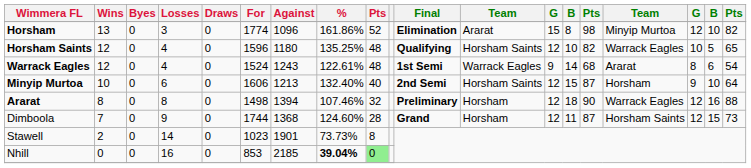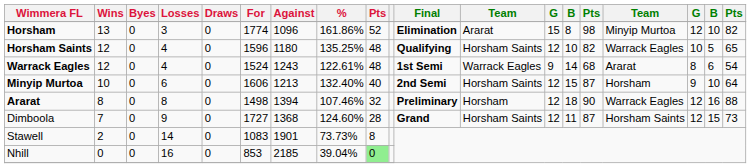(256, 118) 1744 -> (256, 118) 1727
(485, 118) Horsham -> (502, 118) Horsham Saints
(256, 136) 1023 -> (256, 136) 1083
(339, 153) bold -> (339, 153) normal
